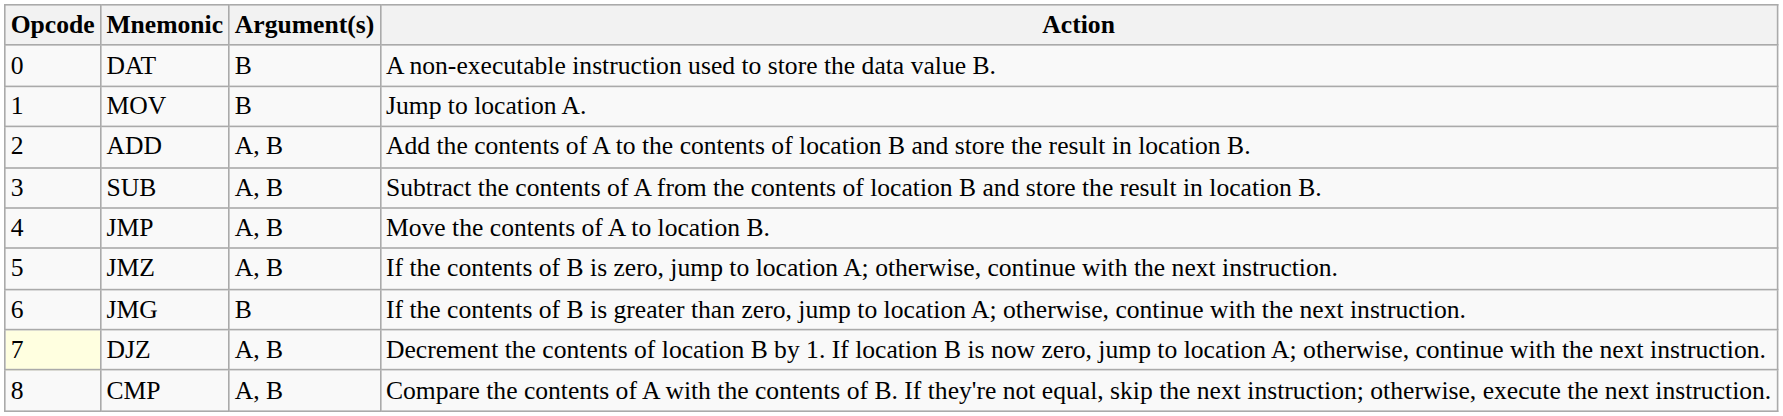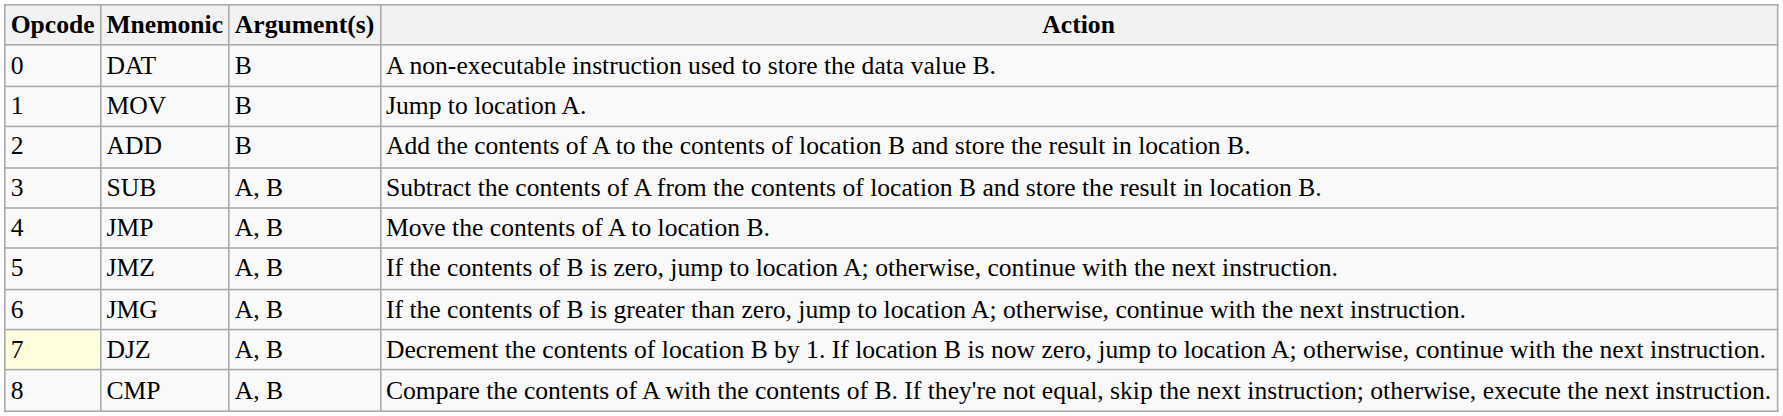(259, 146) A, B -> (243, 146) B
(243, 308) B -> (259, 308) A, B
